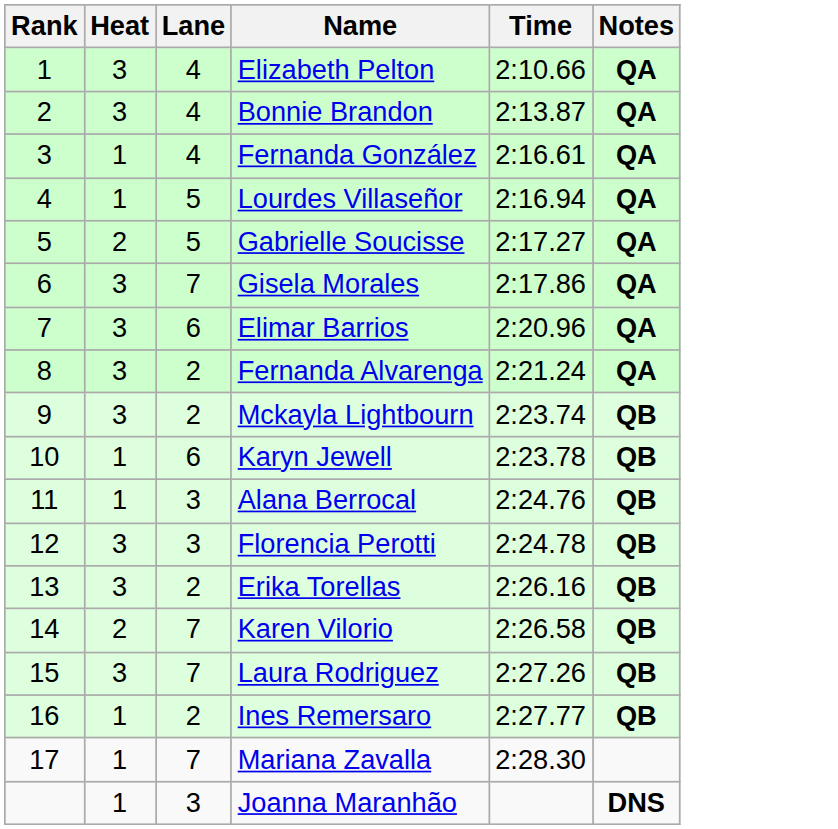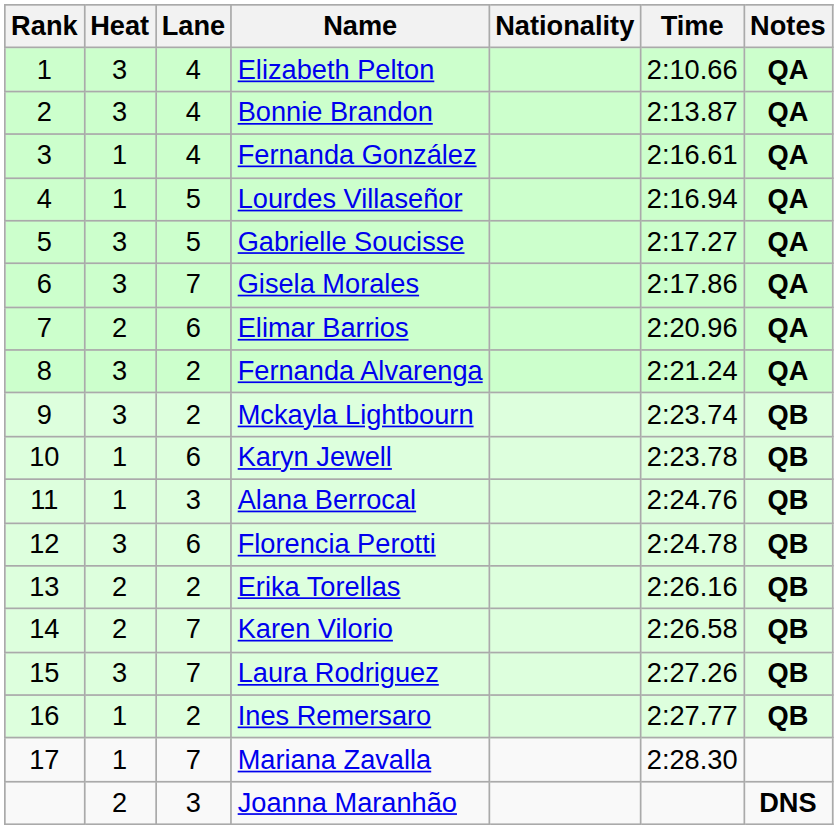+ column: (565, 26)
(120, 241) 2 -> (120, 241) 3
(120, 328) 3 -> (120, 328) 2
(193, 543) 3 -> (193, 543) 6
(120, 586) 3 -> (120, 586) 2
(120, 802) 1 -> (120, 802) 2
